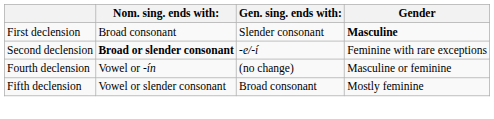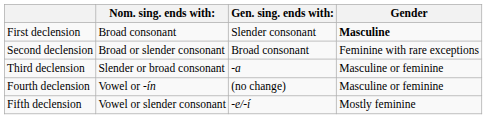(166, 50) bold -> (162, 50) normal
(249, 50) -e/-í -> (270, 50) Broad consonant
+ row: (46, 68)
(278, 86) Broad consonant -> (241, 104) -e/-í
